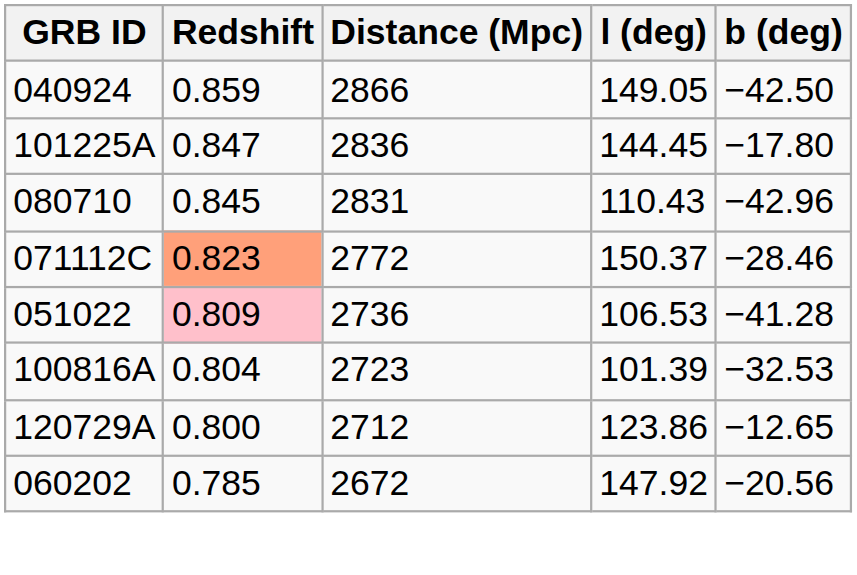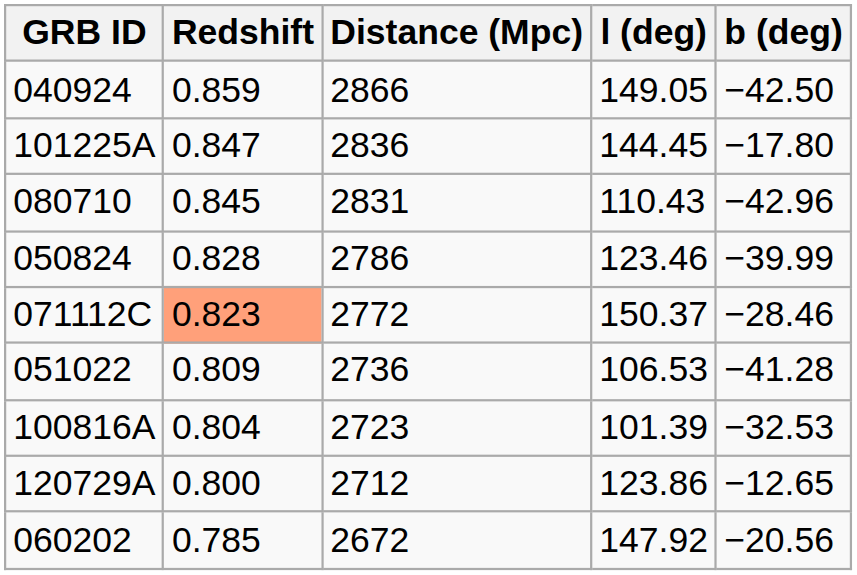+ row: (73, 257)
(216, 314) pink background -> (216, 370) no background
